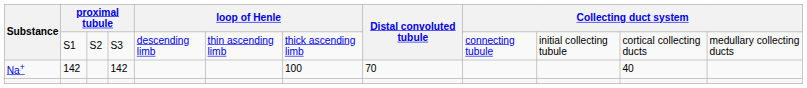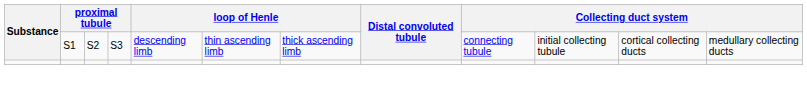- row: (16, 69)
